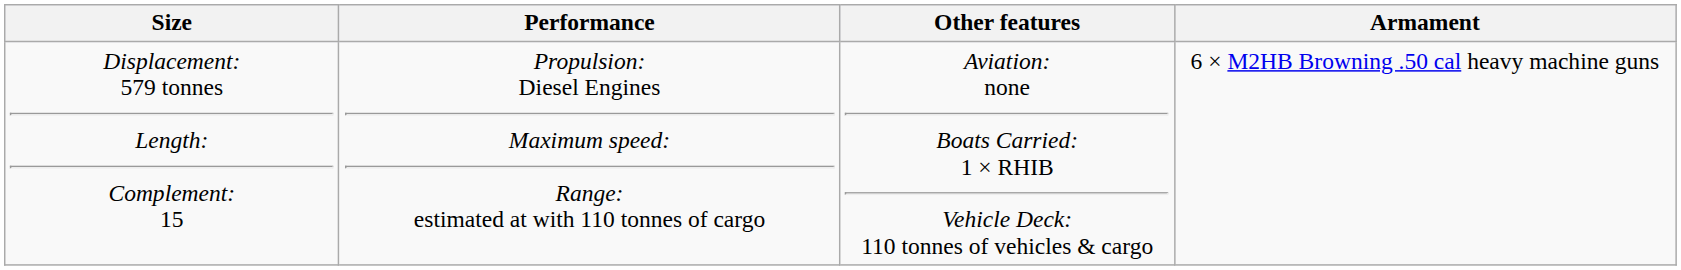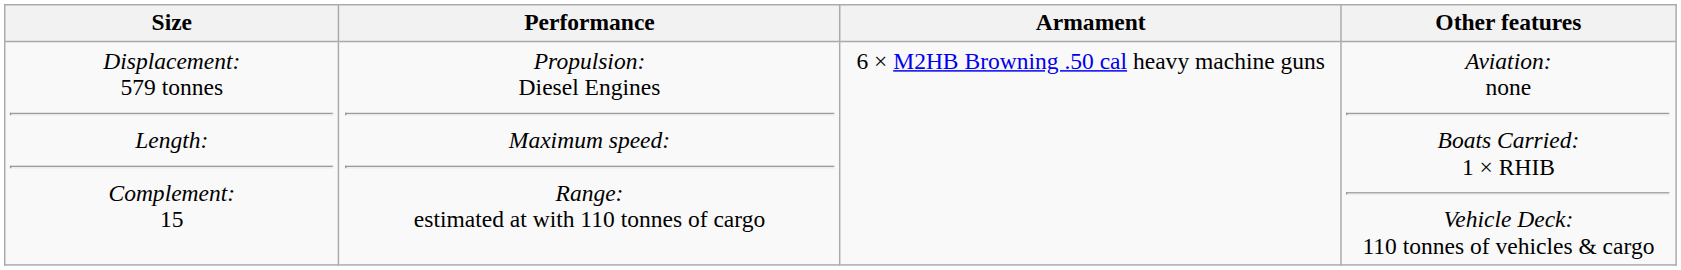columns swapped: (1425, 23) <-> (1007, 23)
